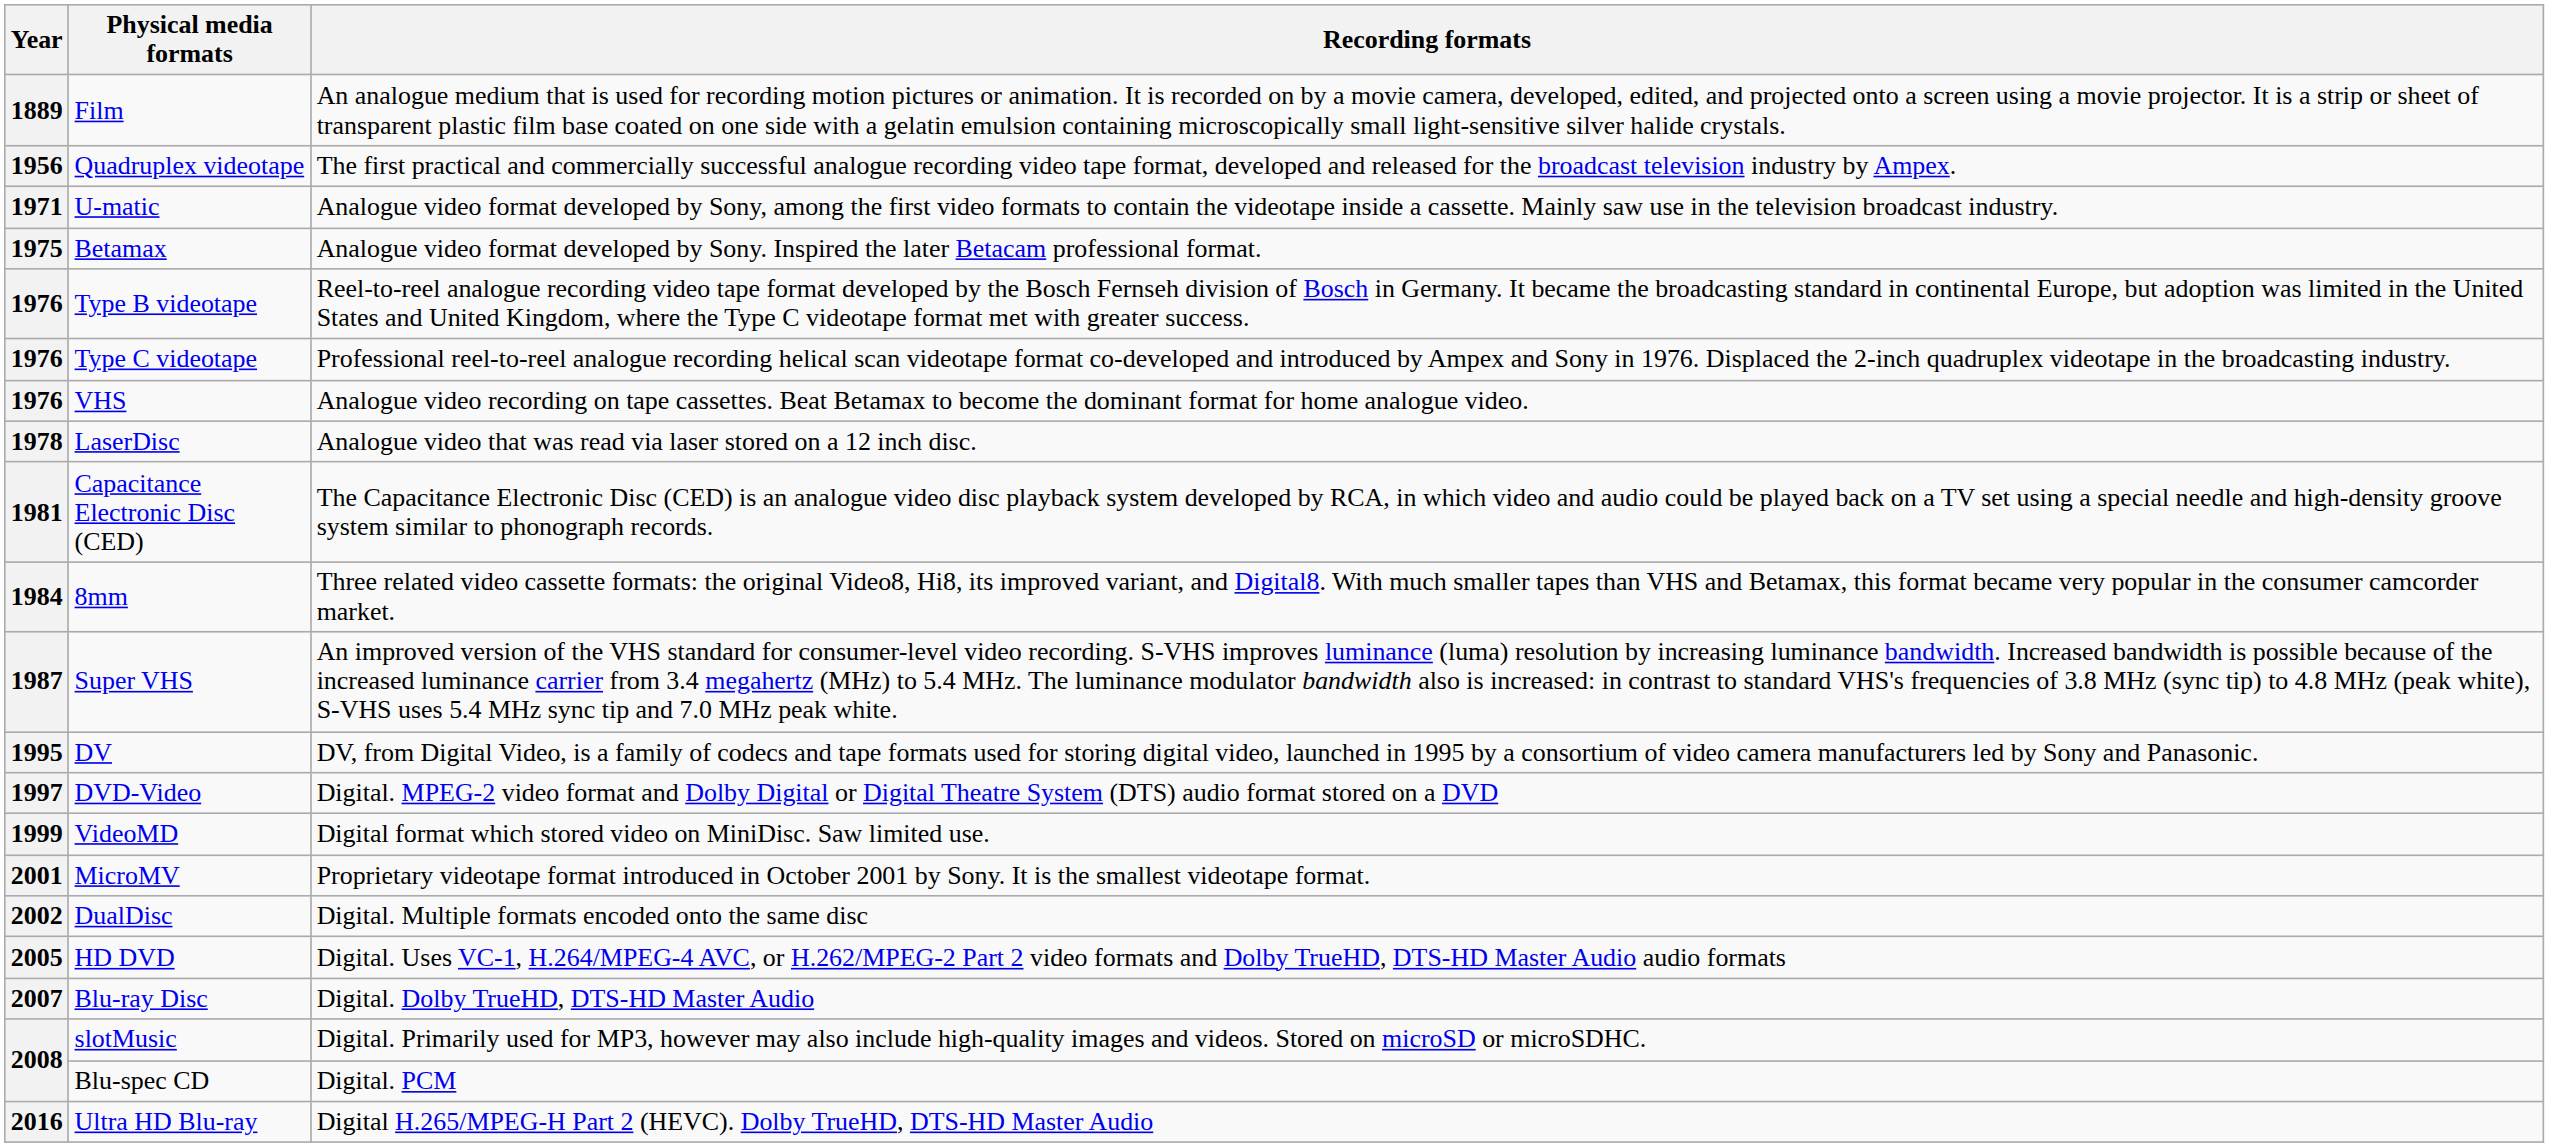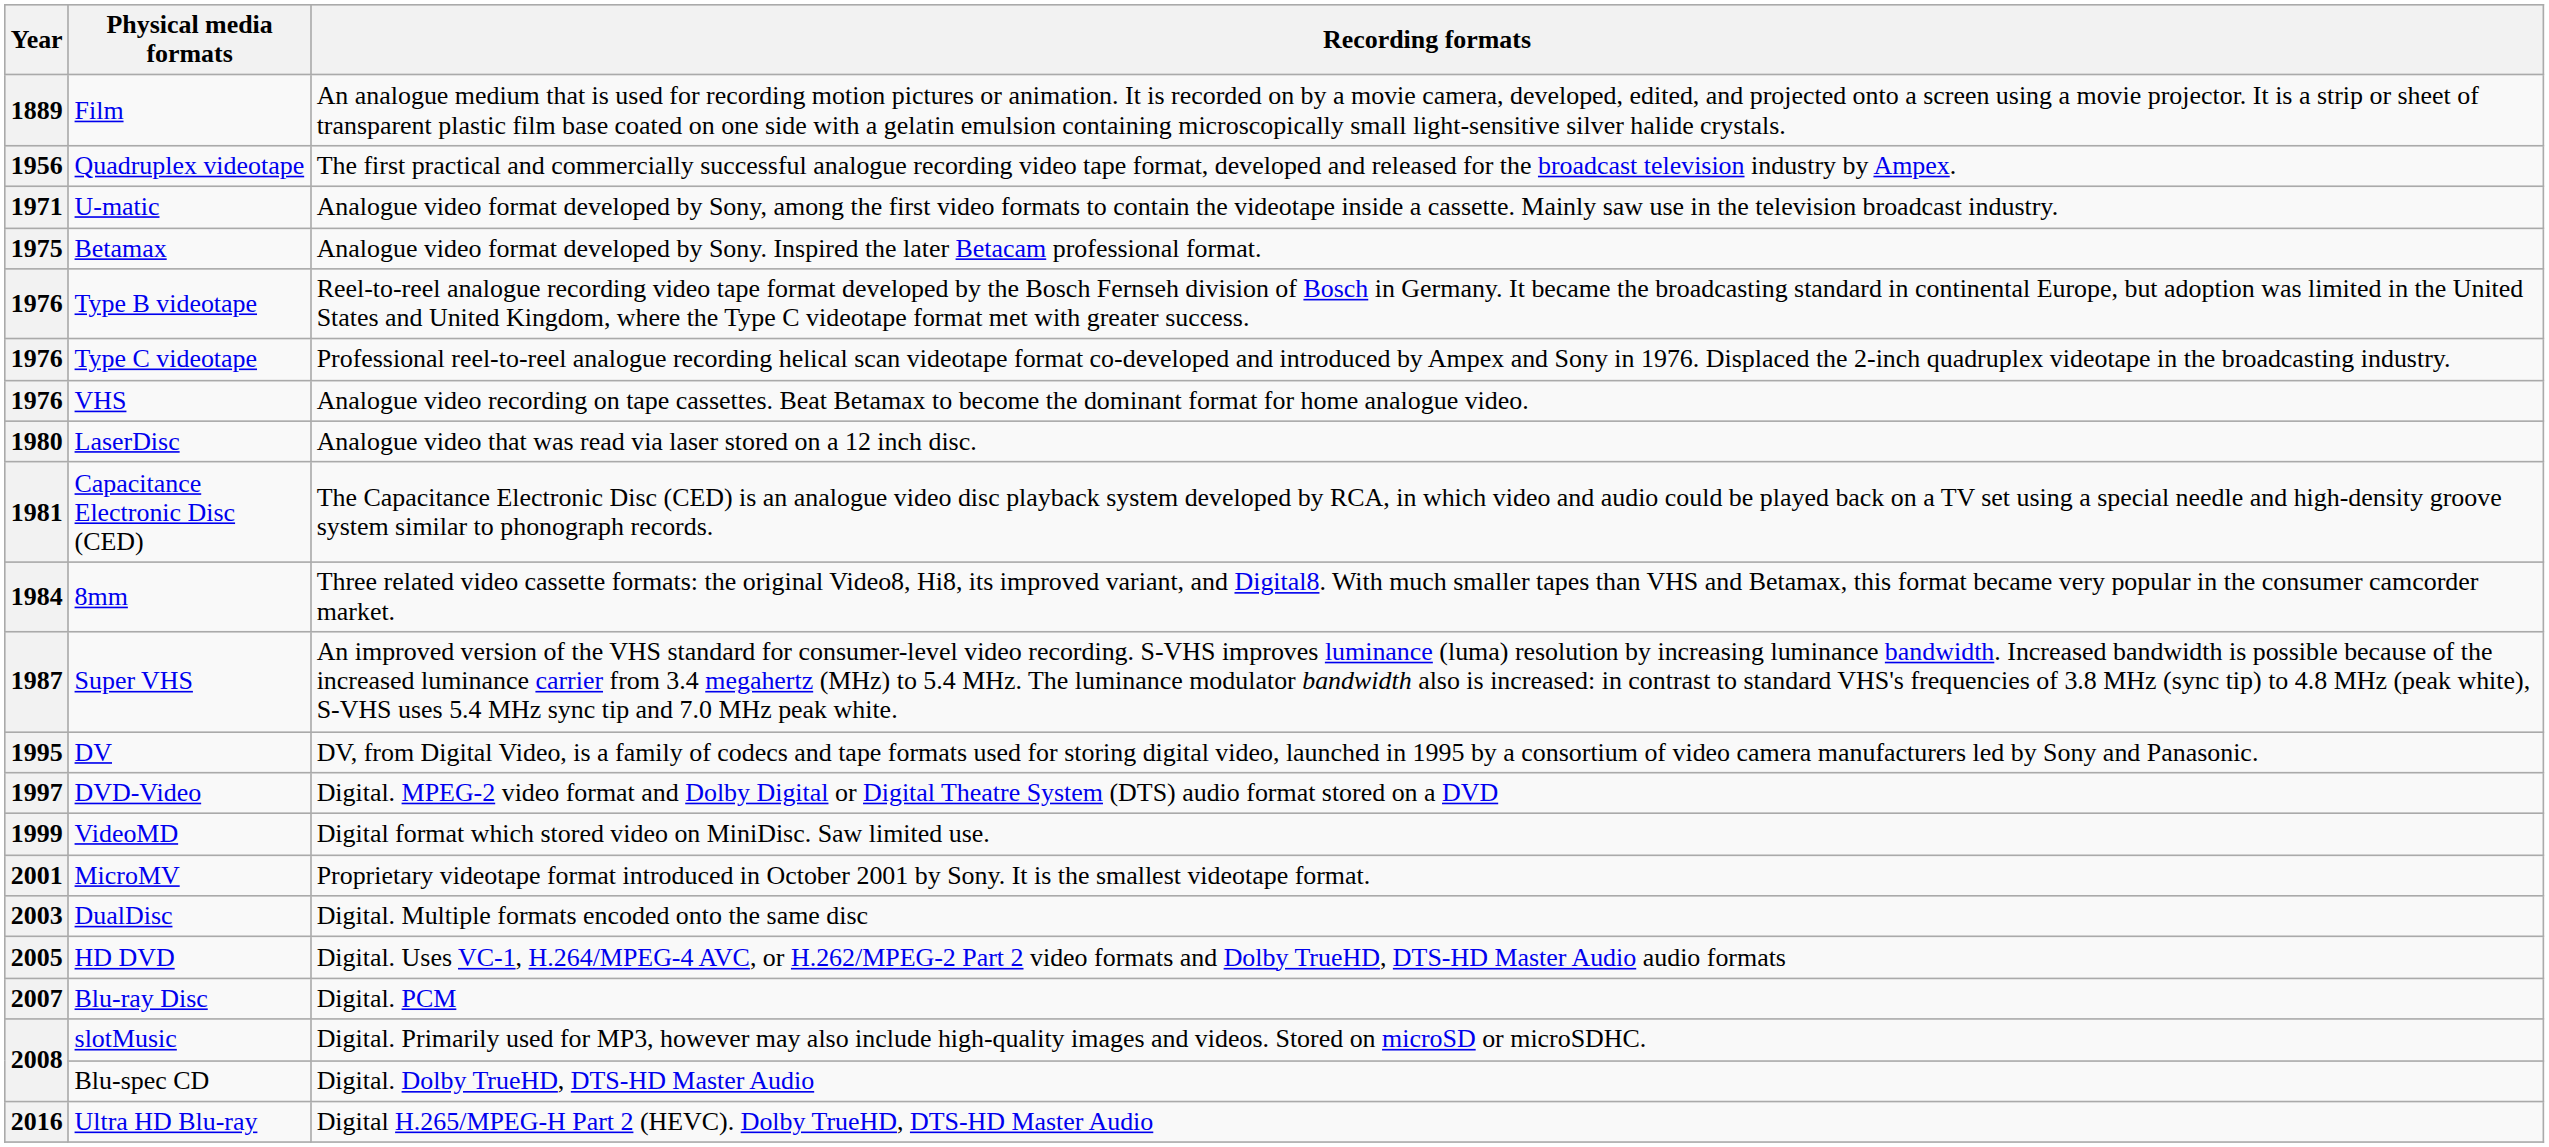(37, 441) 1978 -> (37, 441) 1980
(37, 916) 2002 -> (37, 916) 2003
(565, 998) Digital. Dolby TrueHD, DTS-HD Master Audio -> (386, 998) Digital. PCM
(386, 1080) Digital. PCM -> (565, 1080) Digital. Dolby TrueHD, DTS-HD Master Audio
